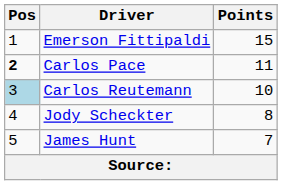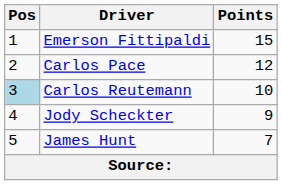(13, 67) bold -> (13, 67) normal
(264, 67) 11 -> (264, 67) 12
(269, 117) 8 -> (269, 117) 9
